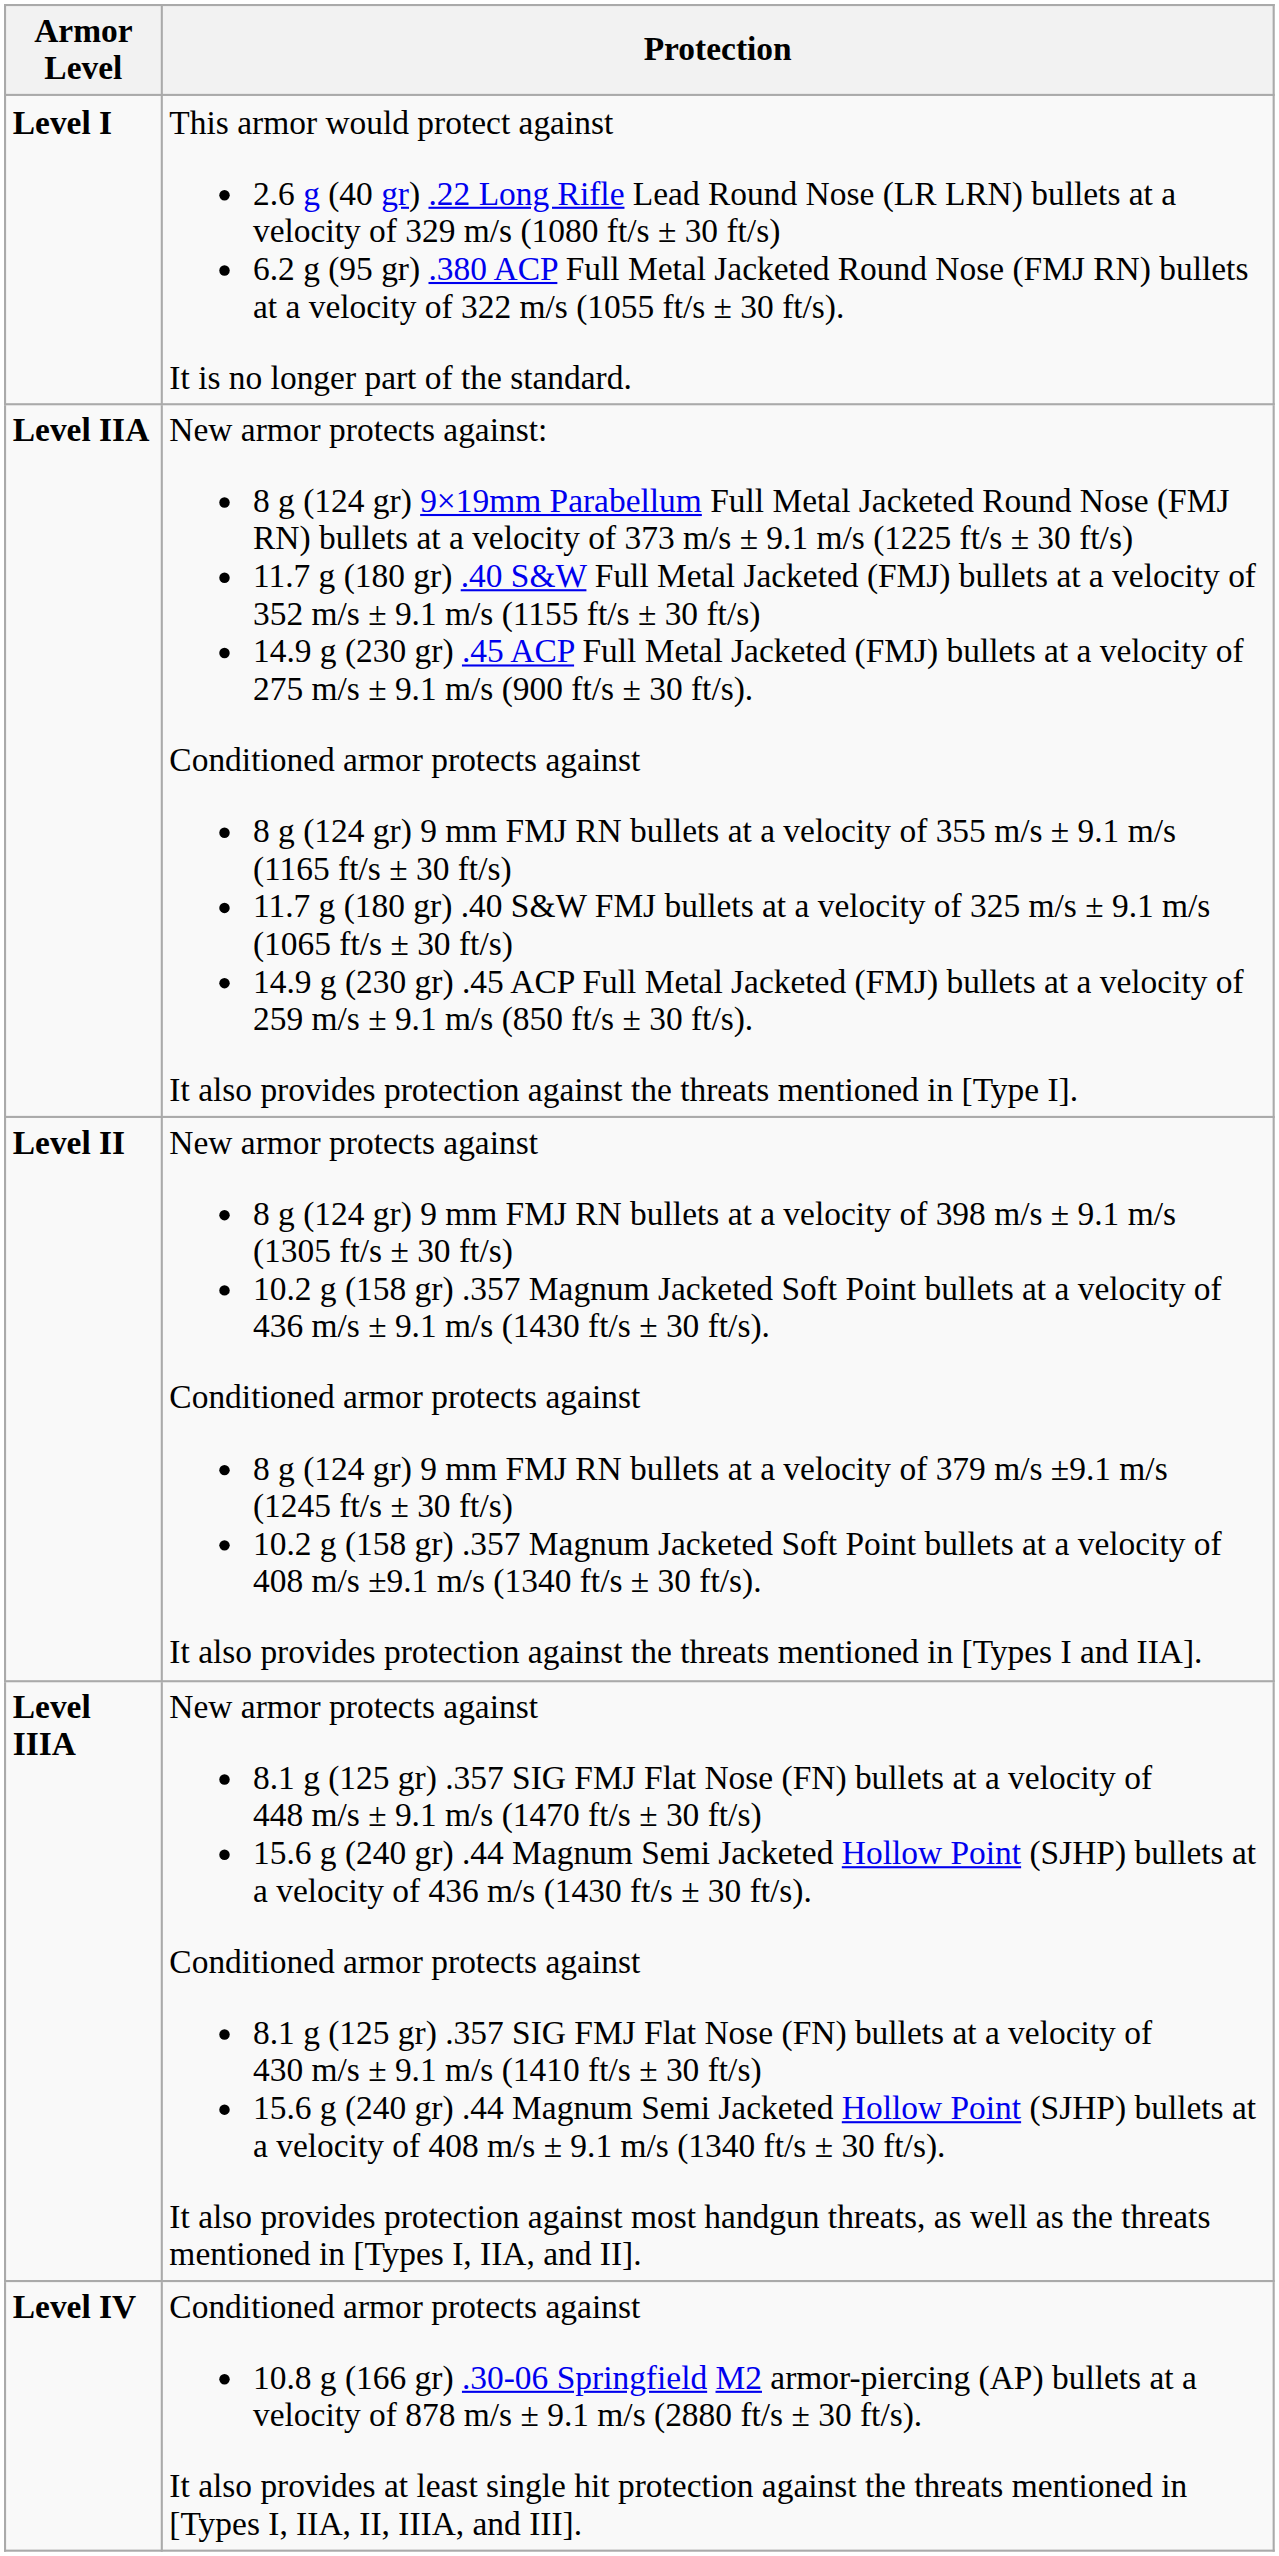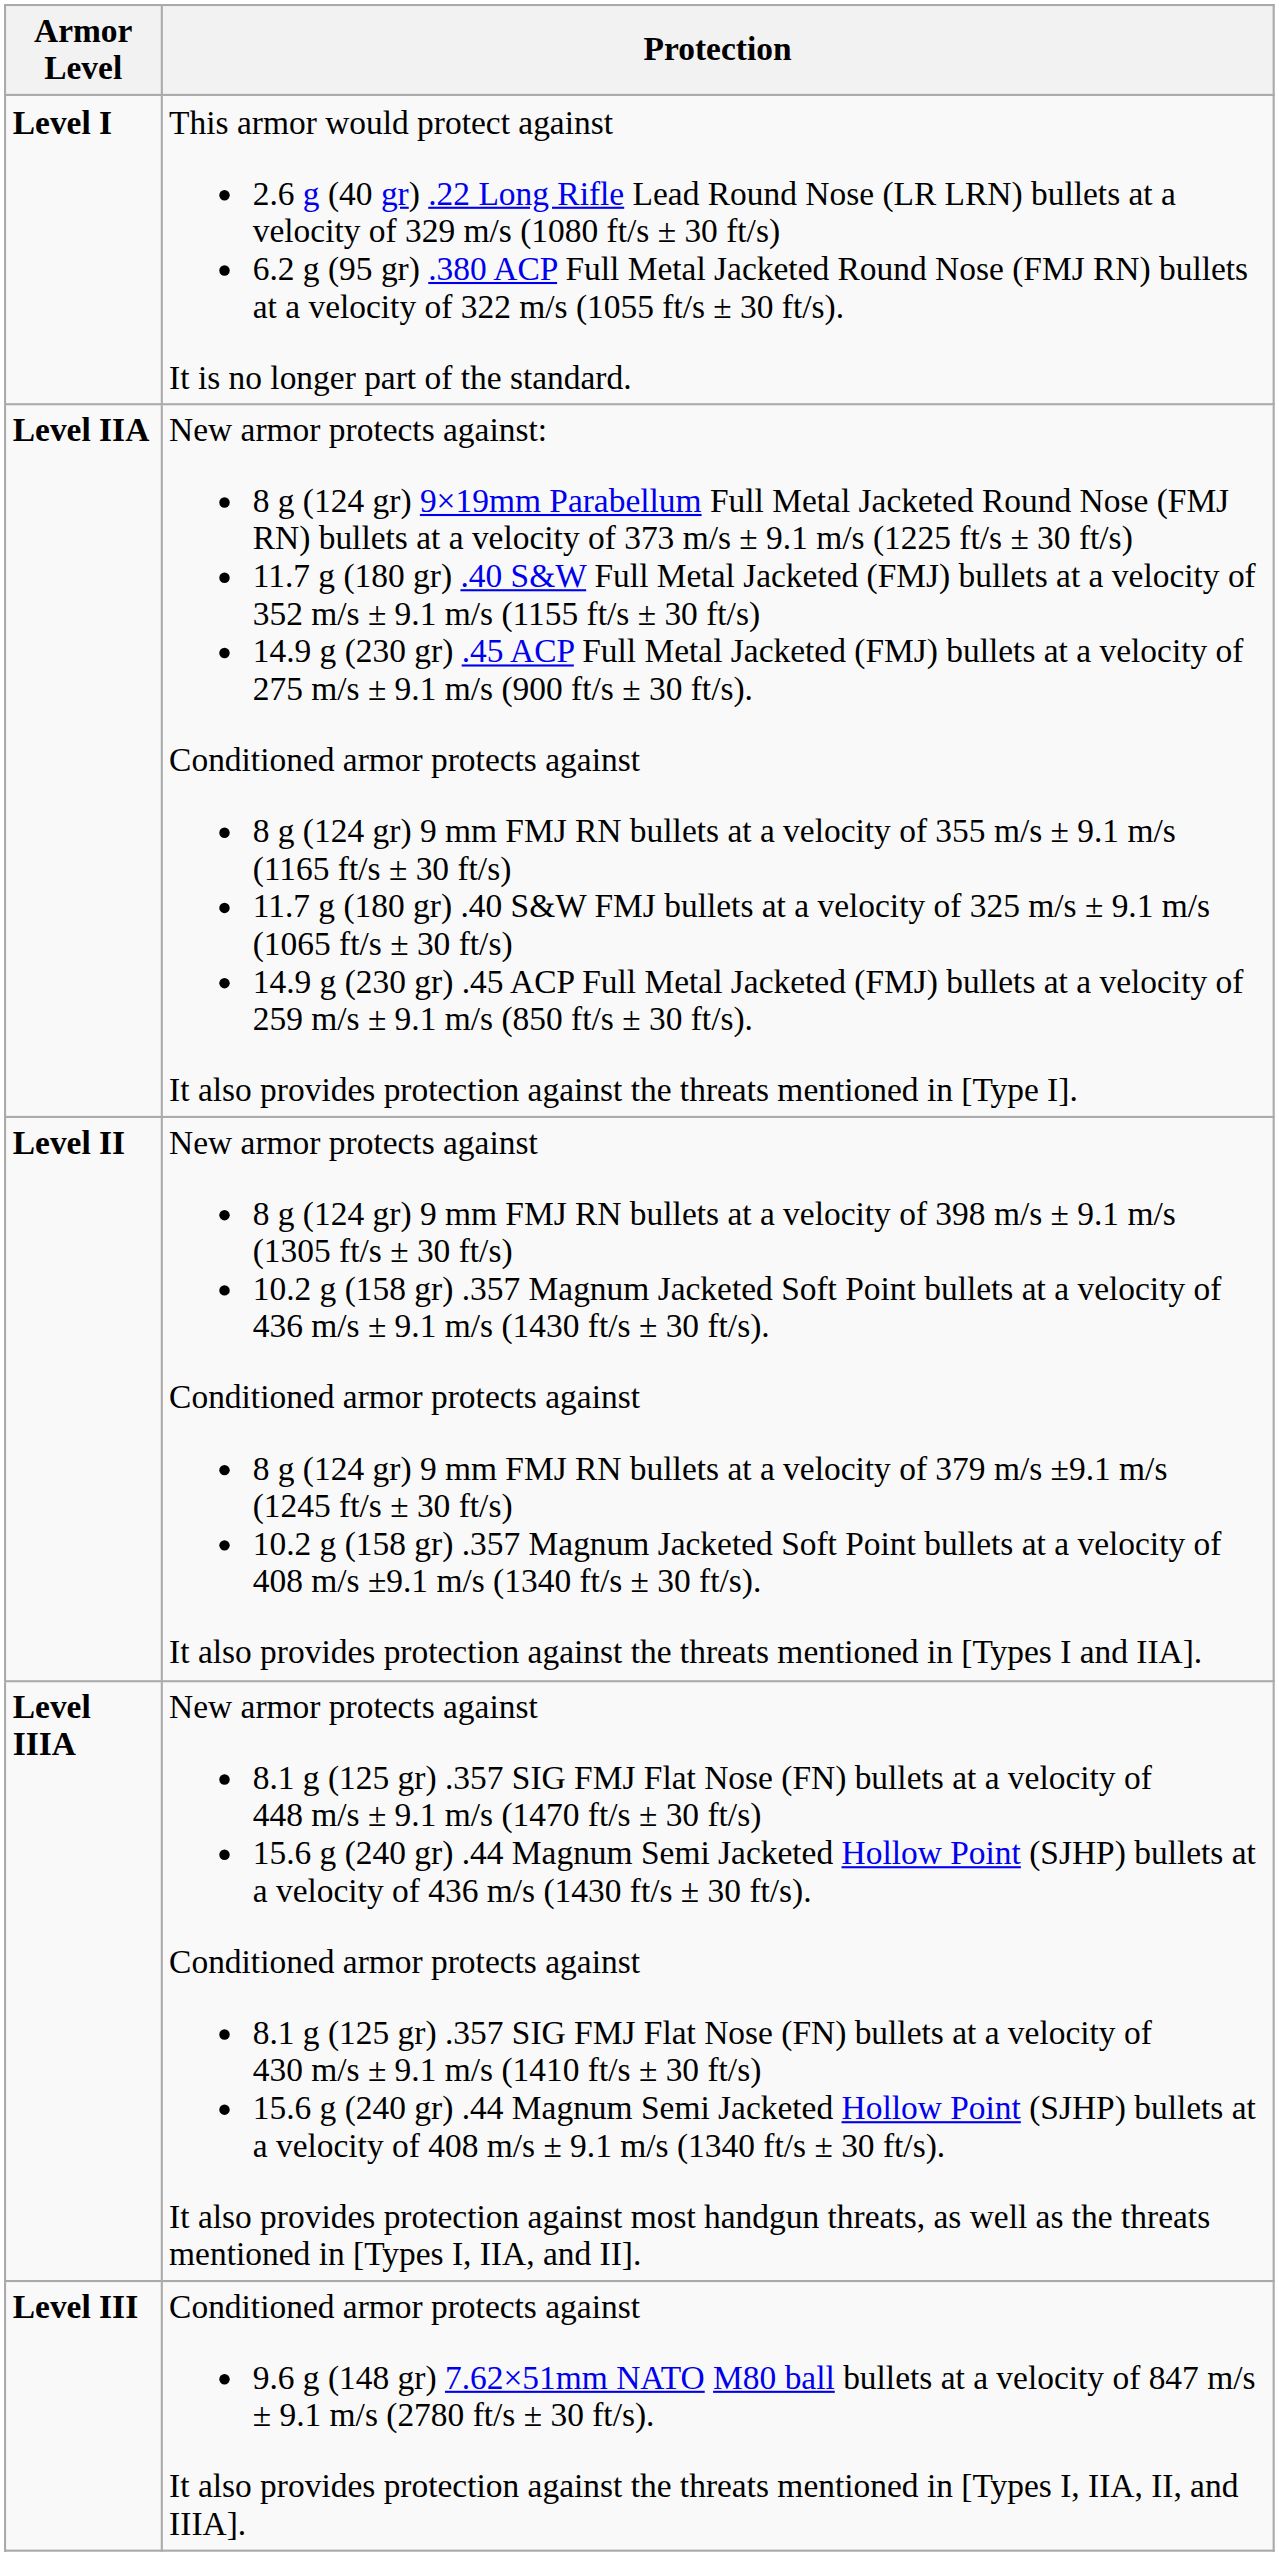+ row: (75, 2306)
- row: (75, 2306)
